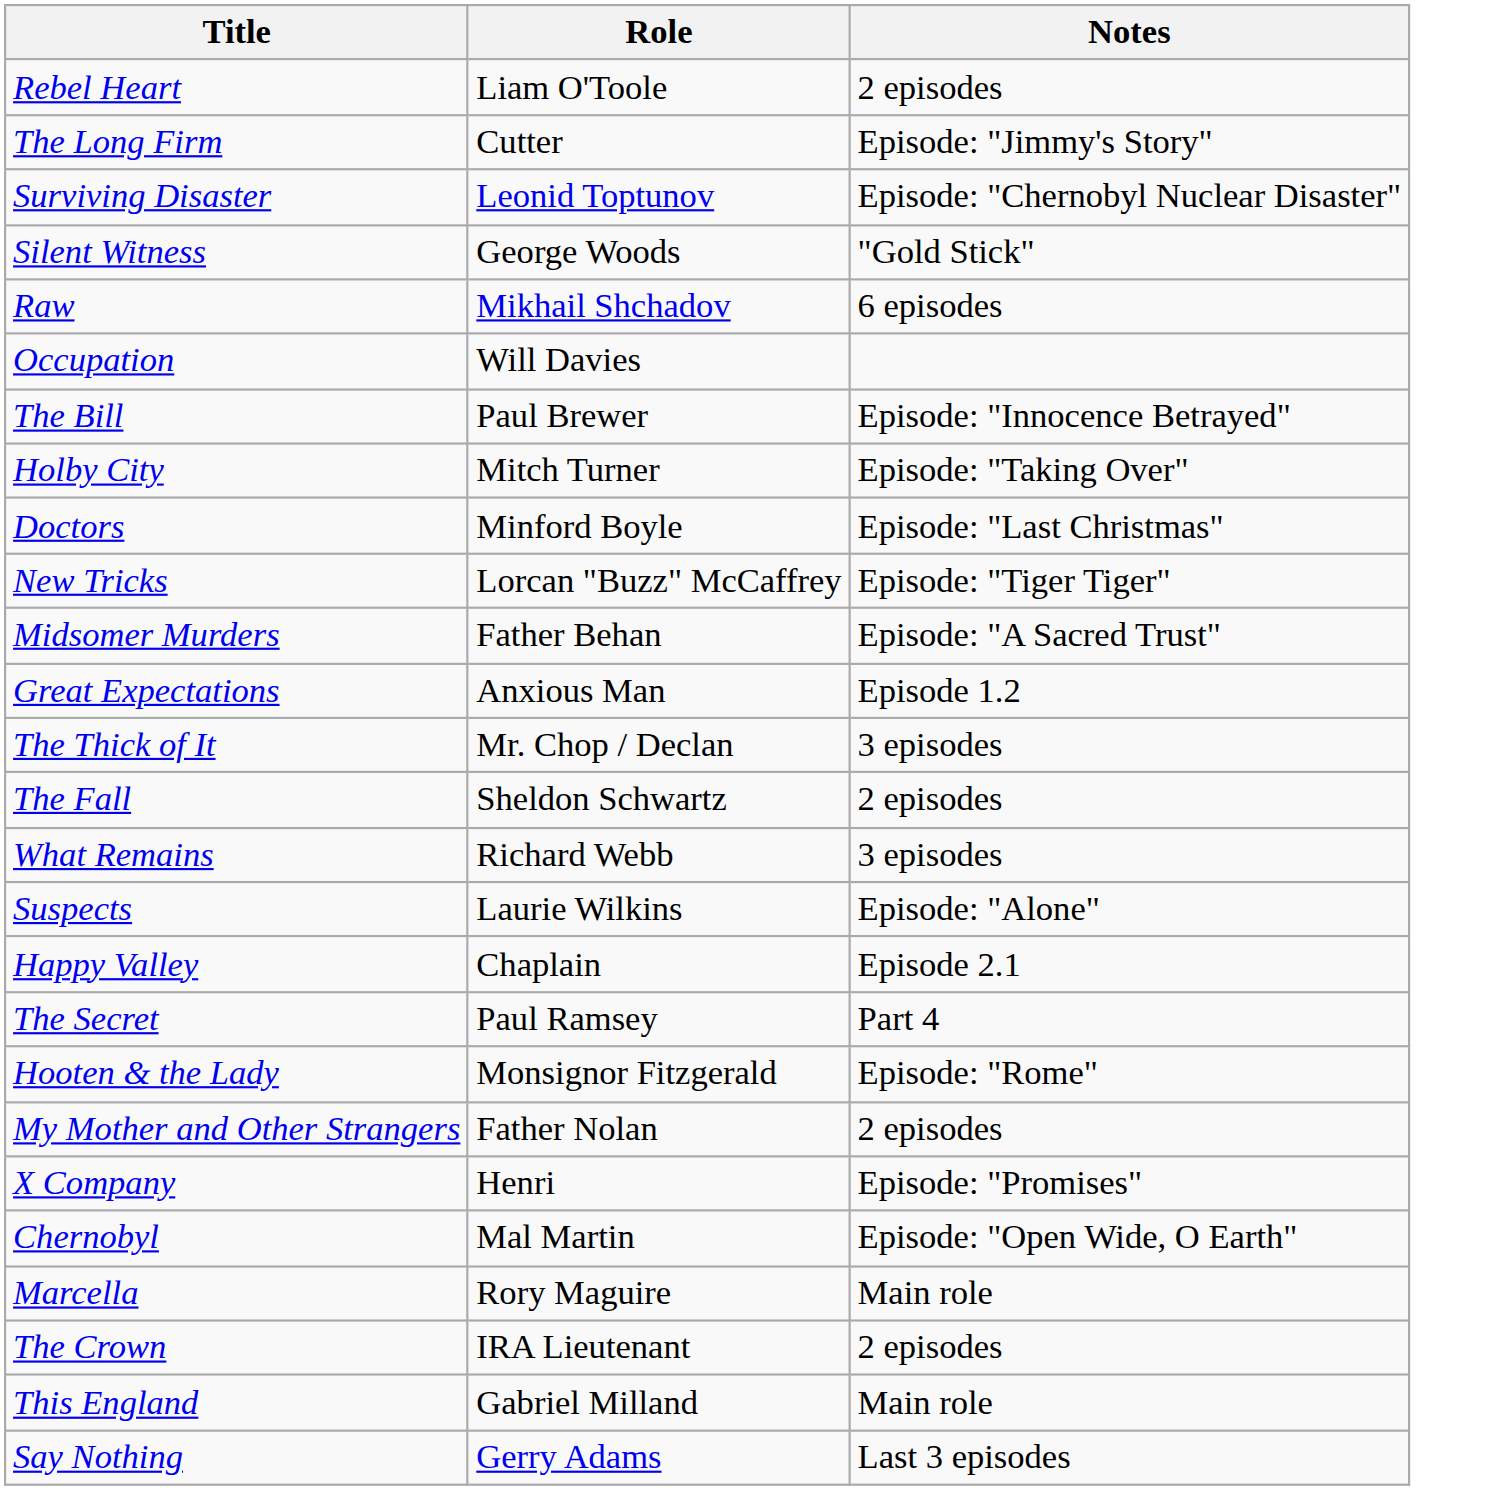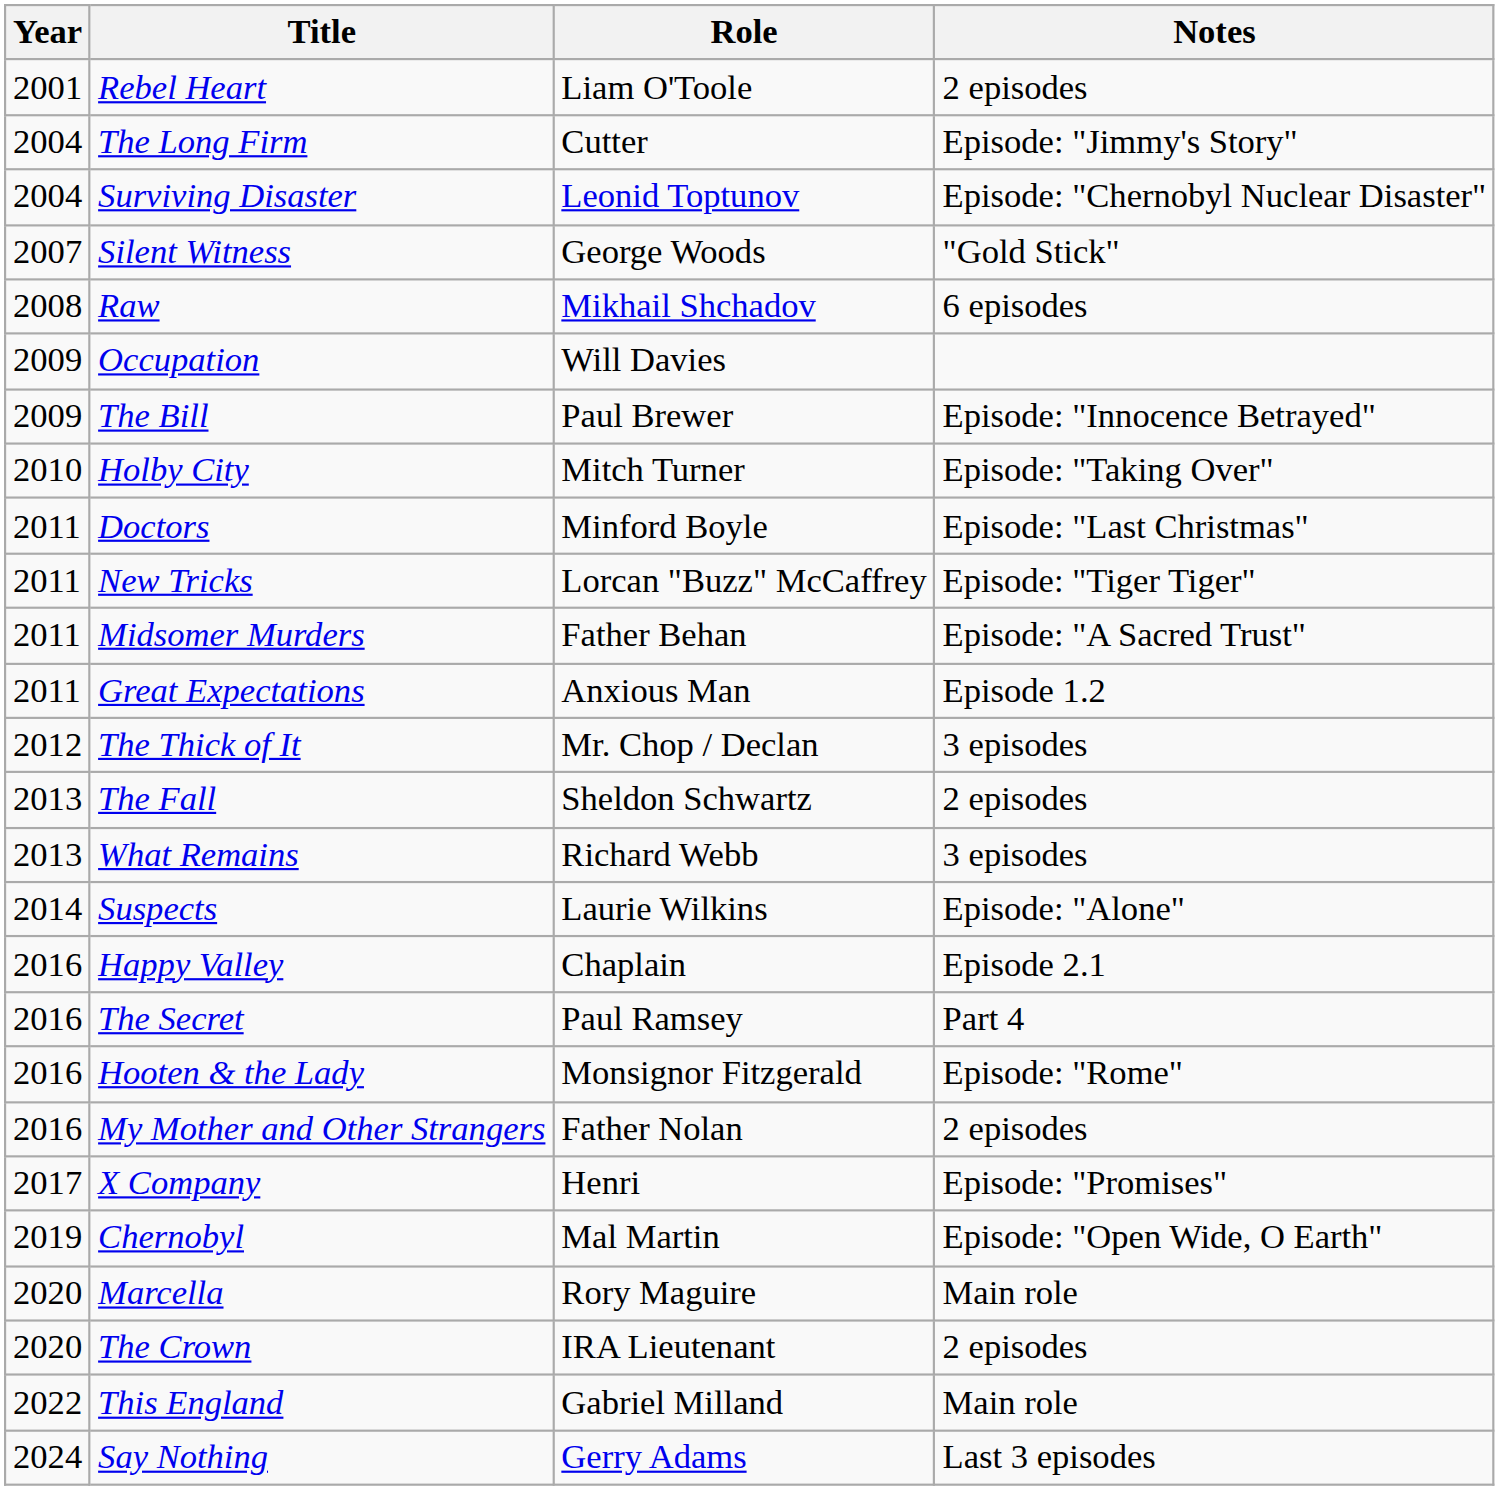+ column: (48, 31)
